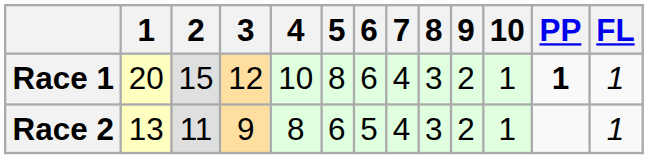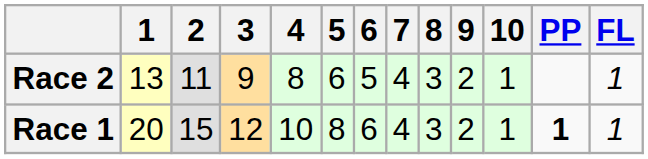rows swapped: (63, 79) <-> (63, 129)
